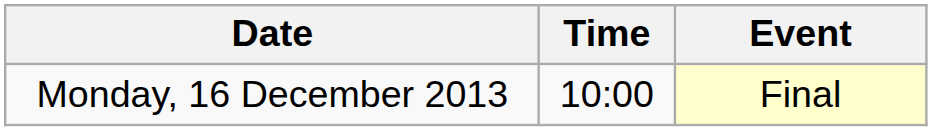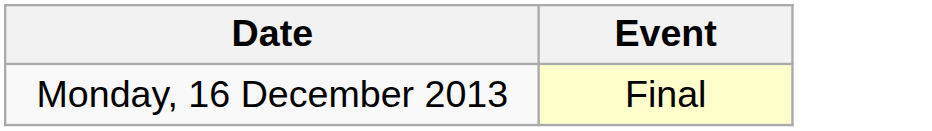- column: (607, 34)
